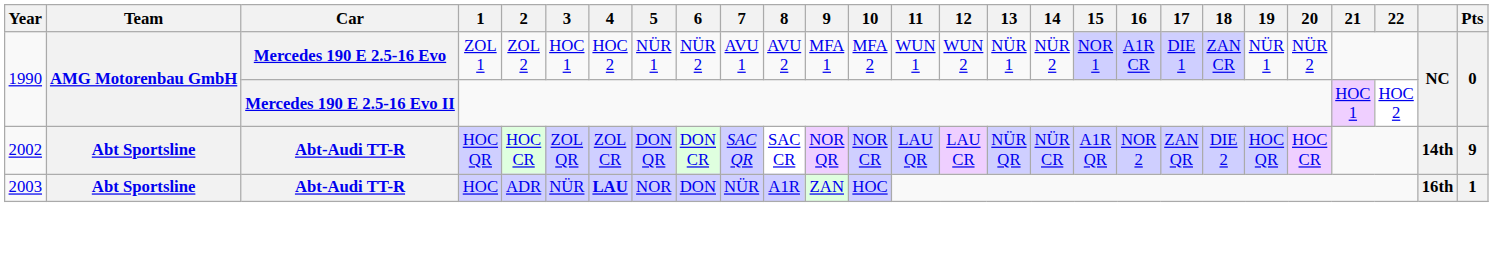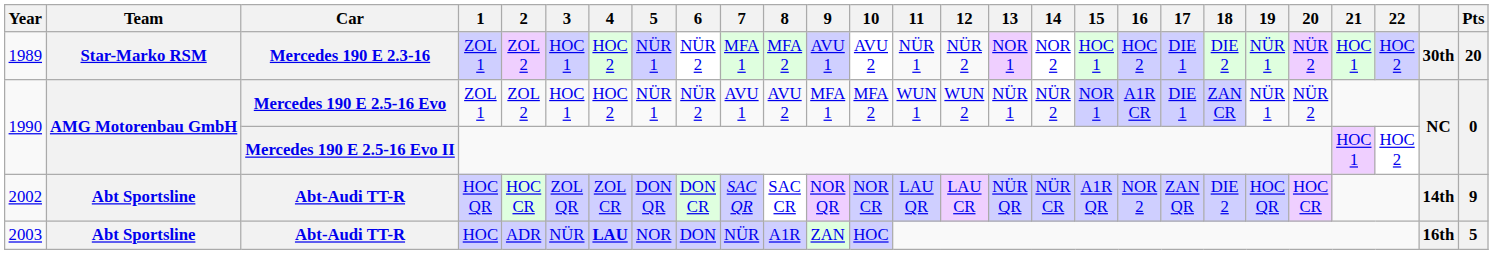+ row: (25, 55)
(1472, 187) 1 -> (1473, 234) 5
